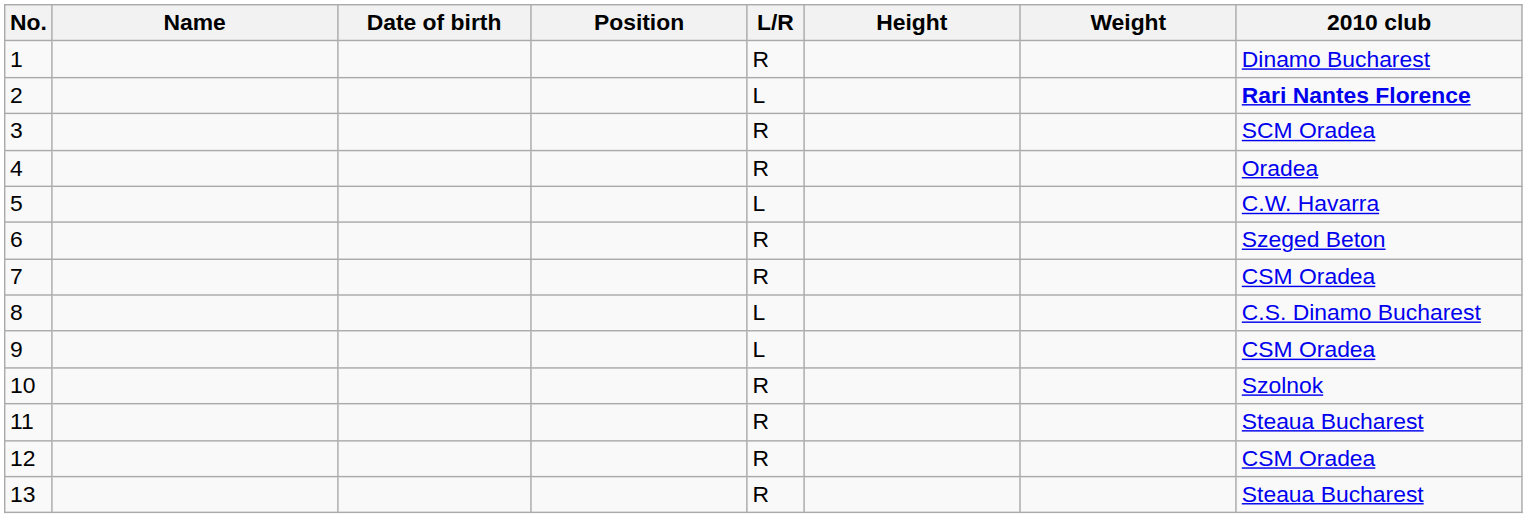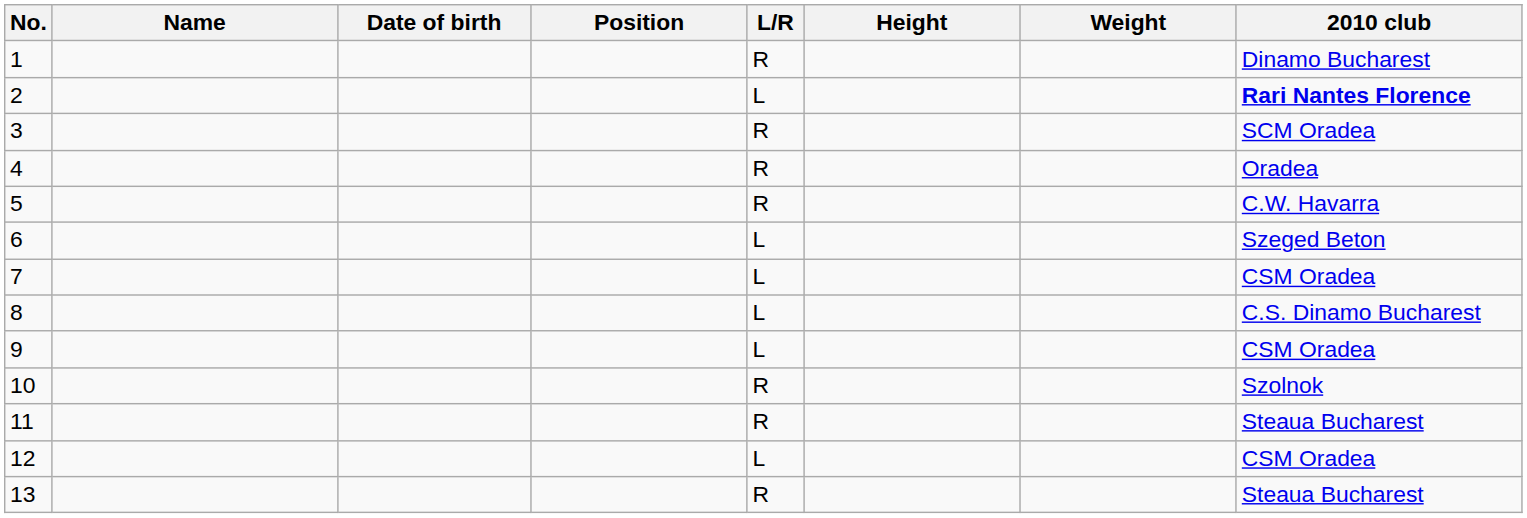(759, 204) L -> (761, 204) R
(761, 240) R -> (759, 240) L
(761, 276) R -> (759, 276) L
(761, 458) R -> (759, 458) L
